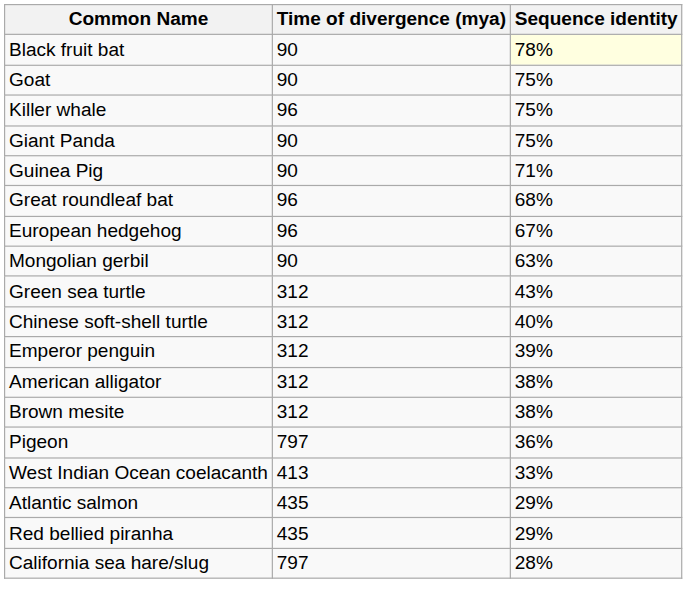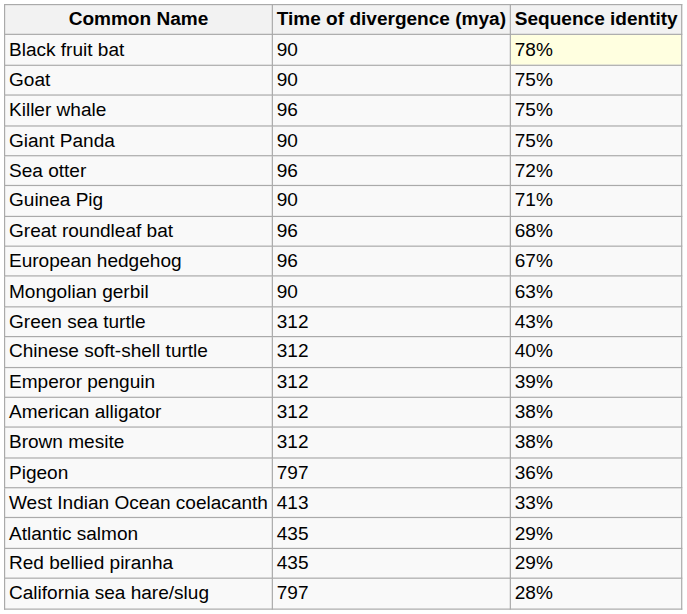+ row: (48, 170)
